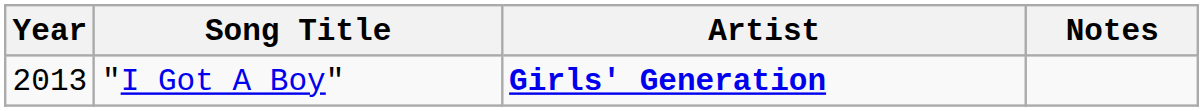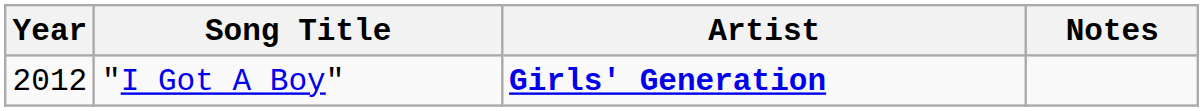(50, 81) 2013 -> (50, 81) 2012
